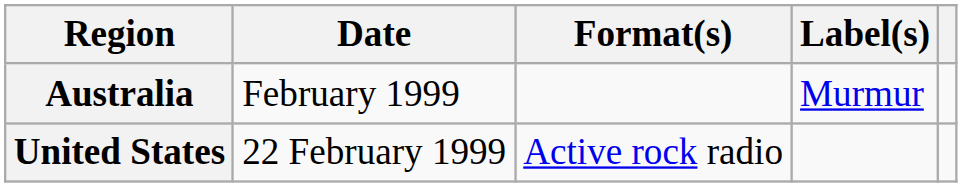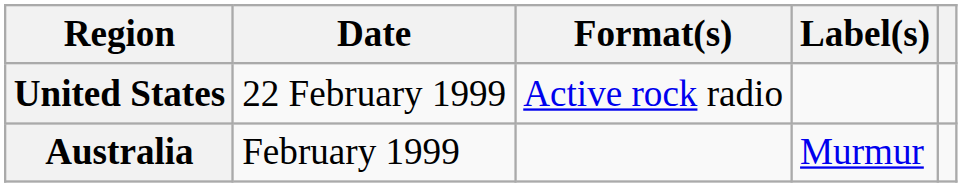rows swapped: (119, 92) <-> (119, 151)
